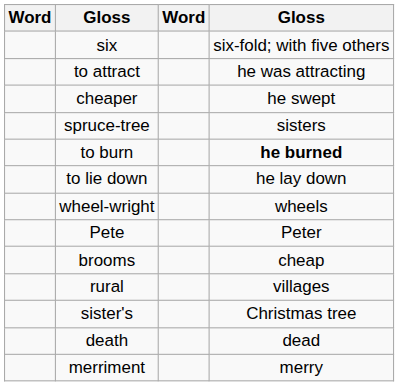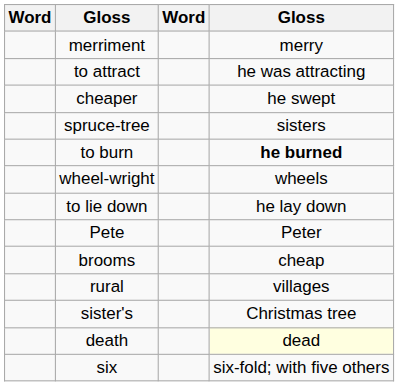rows swapped: (107, 367) <-> (107, 44)
rows swapped: (107, 206) <-> (107, 179)
(301, 340) no background -> (301, 340) lightyellow background
